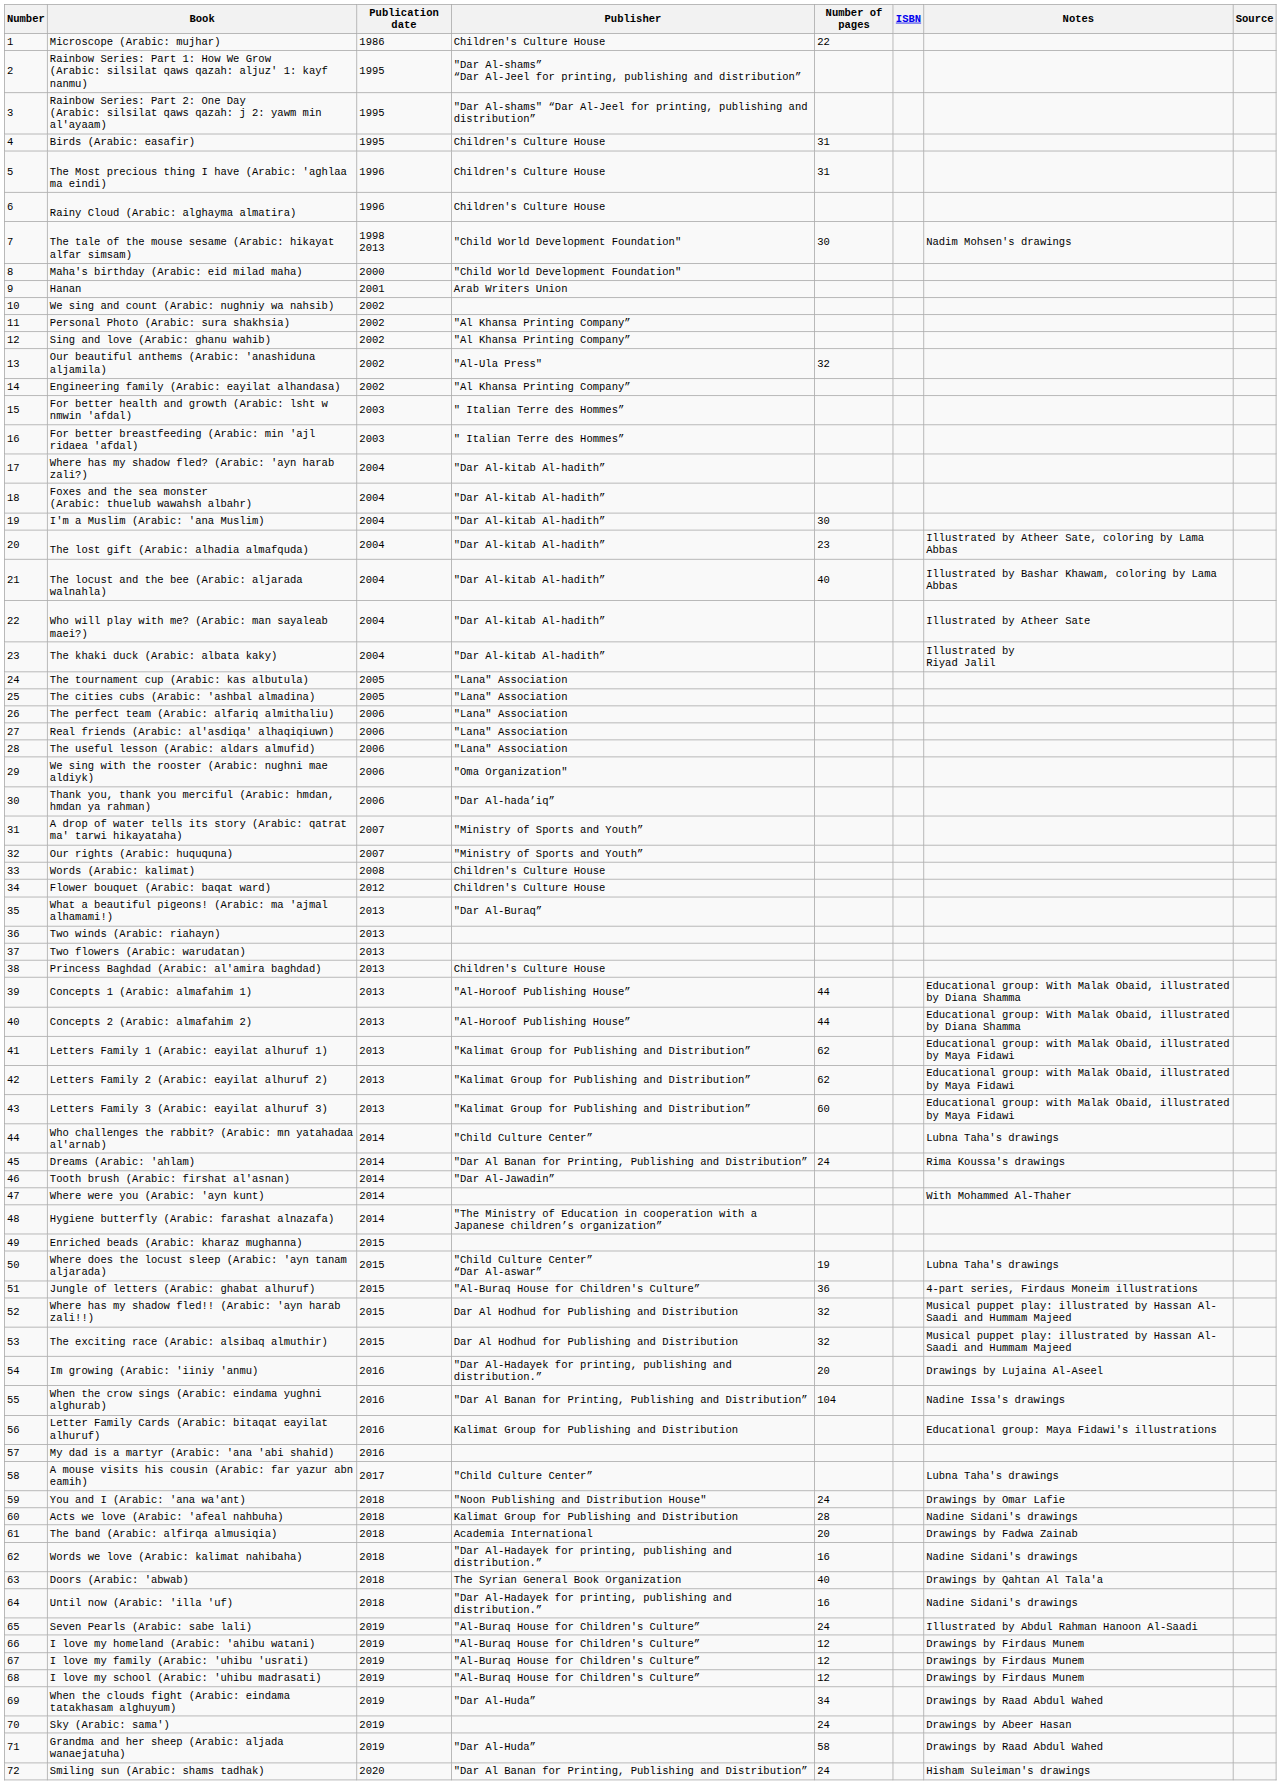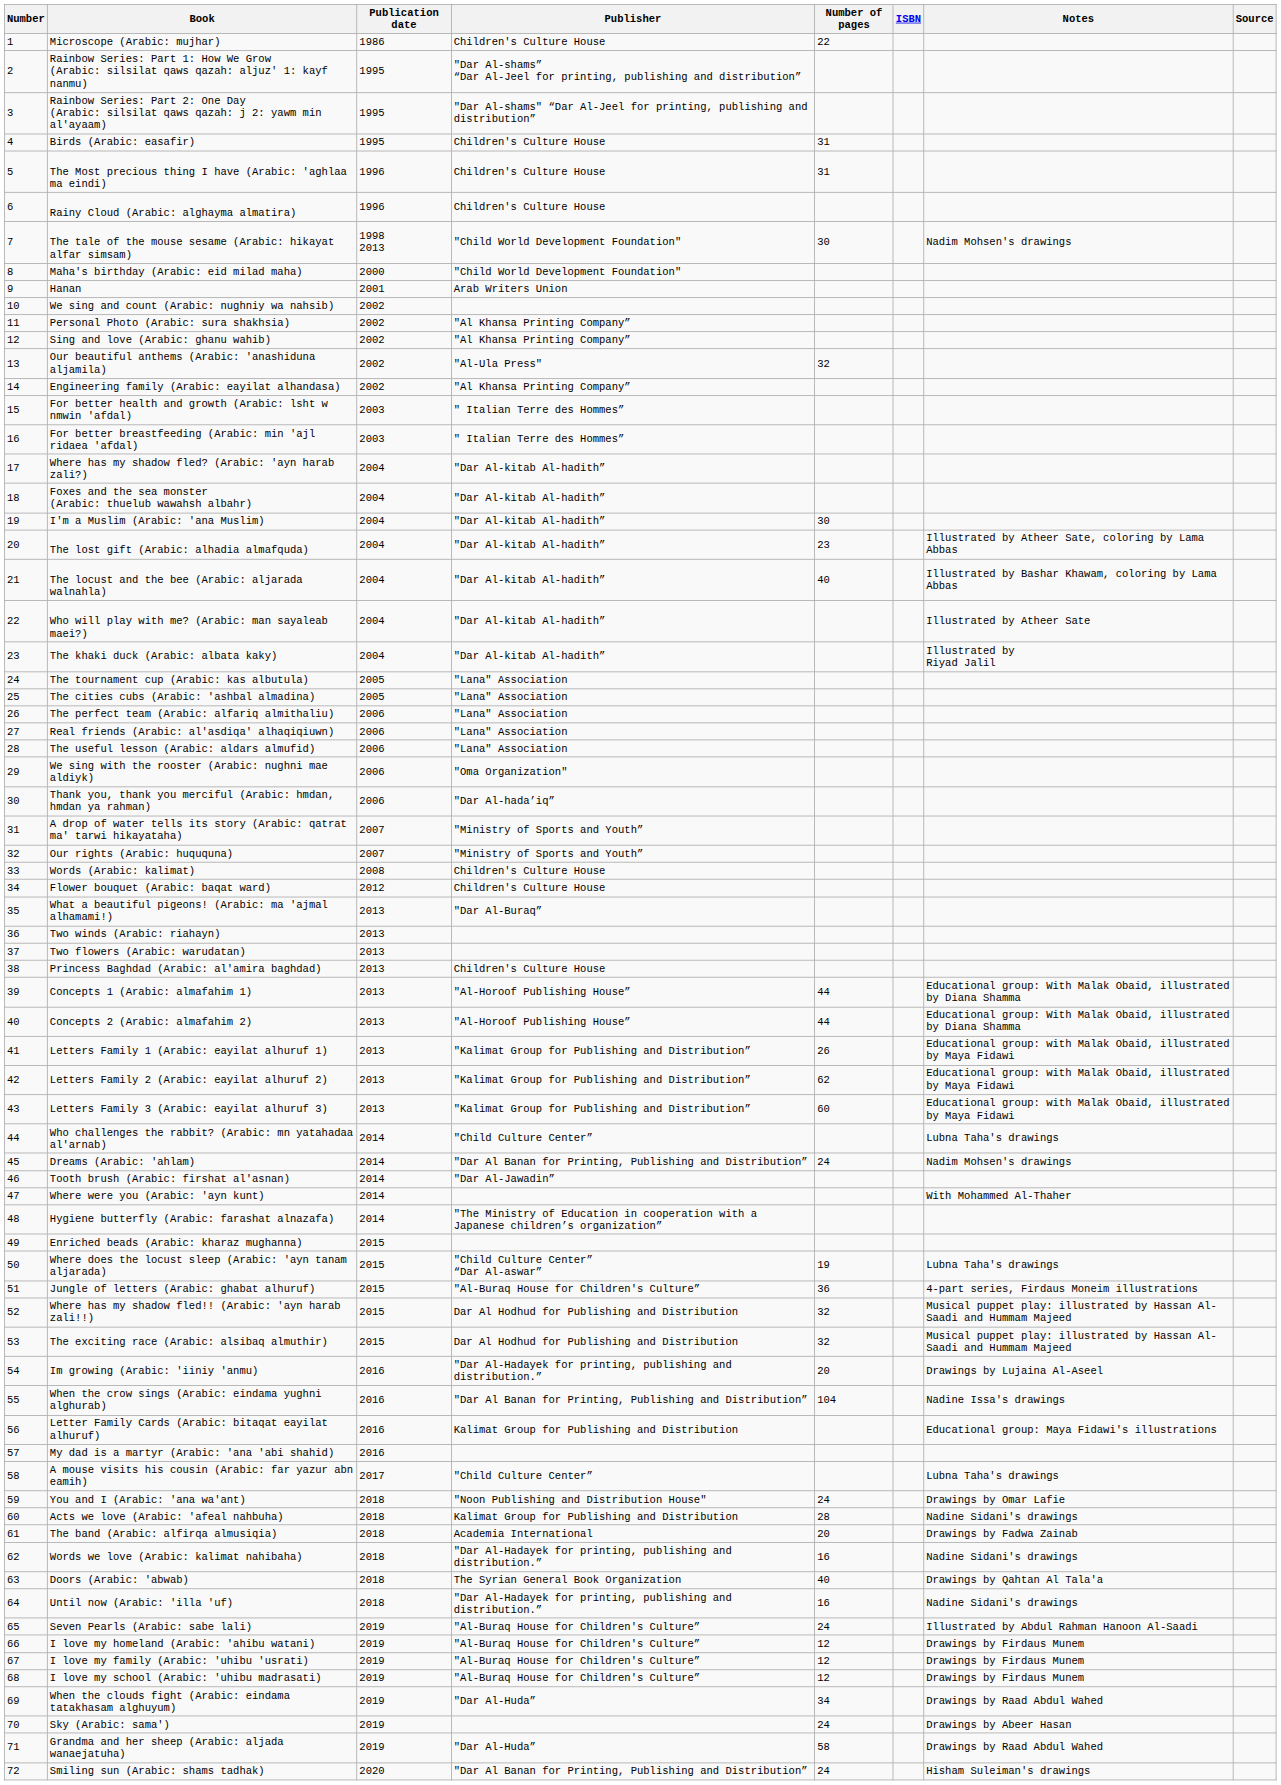(824, 1051) 62 -> (824, 1051) 26
(996, 1162) Rima Koussa's drawings -> (999, 1162) Nadim Mohsen's drawings
